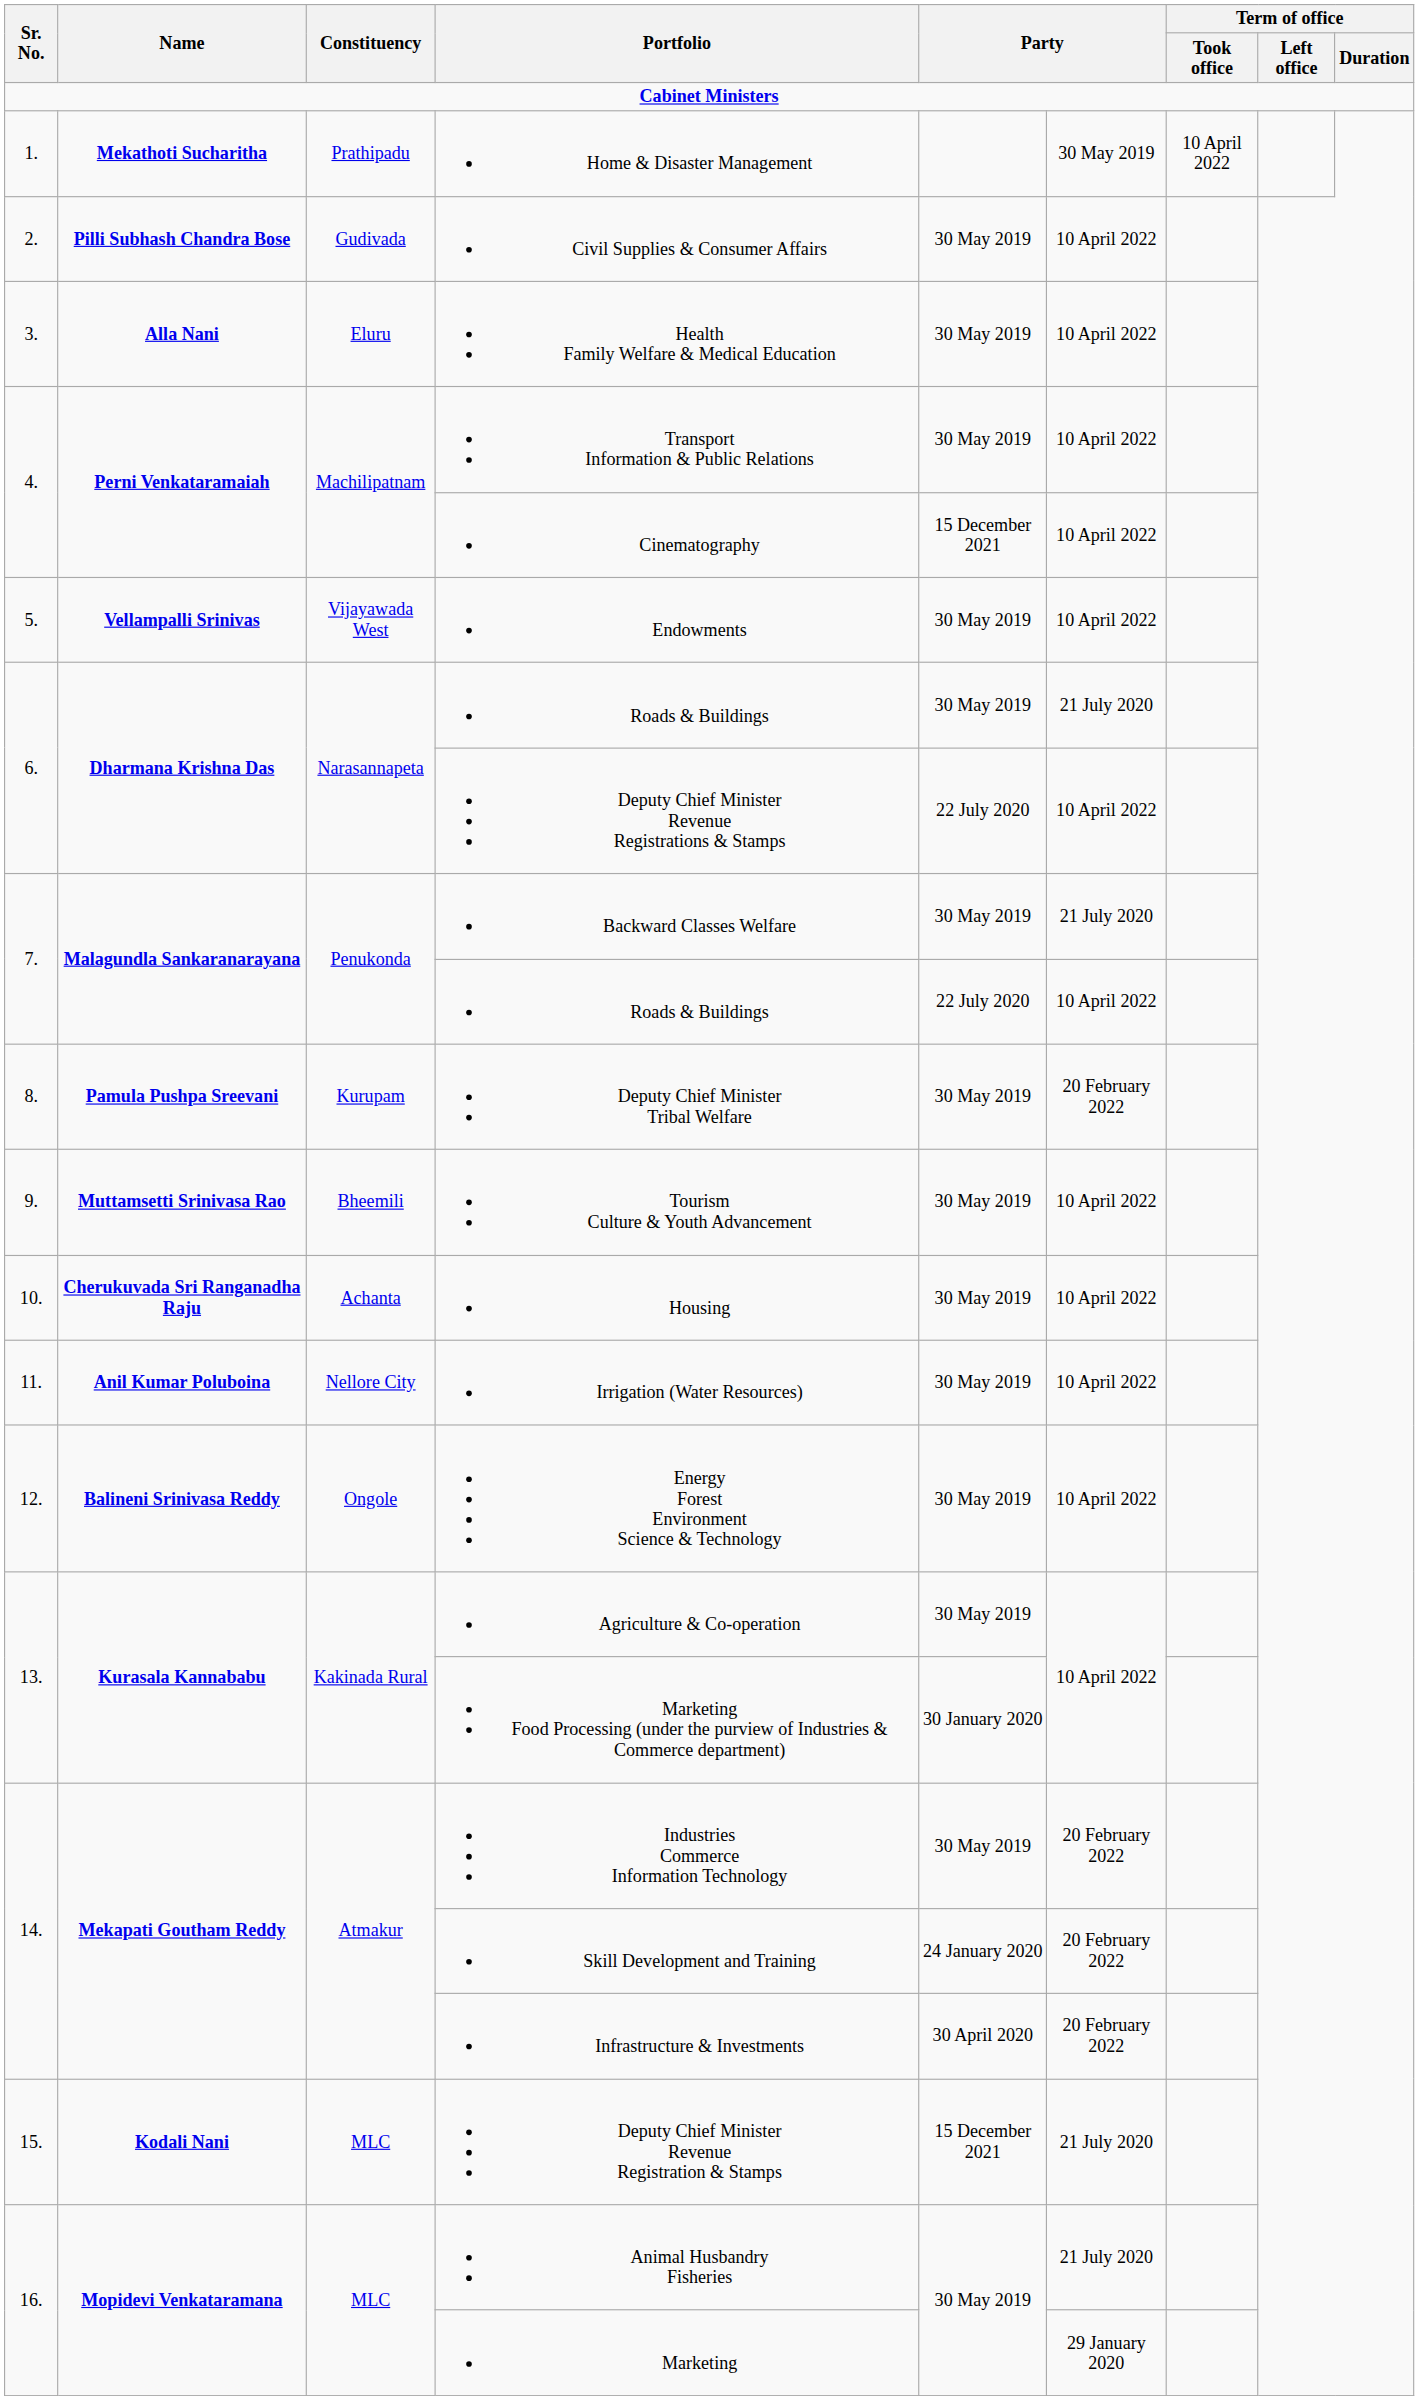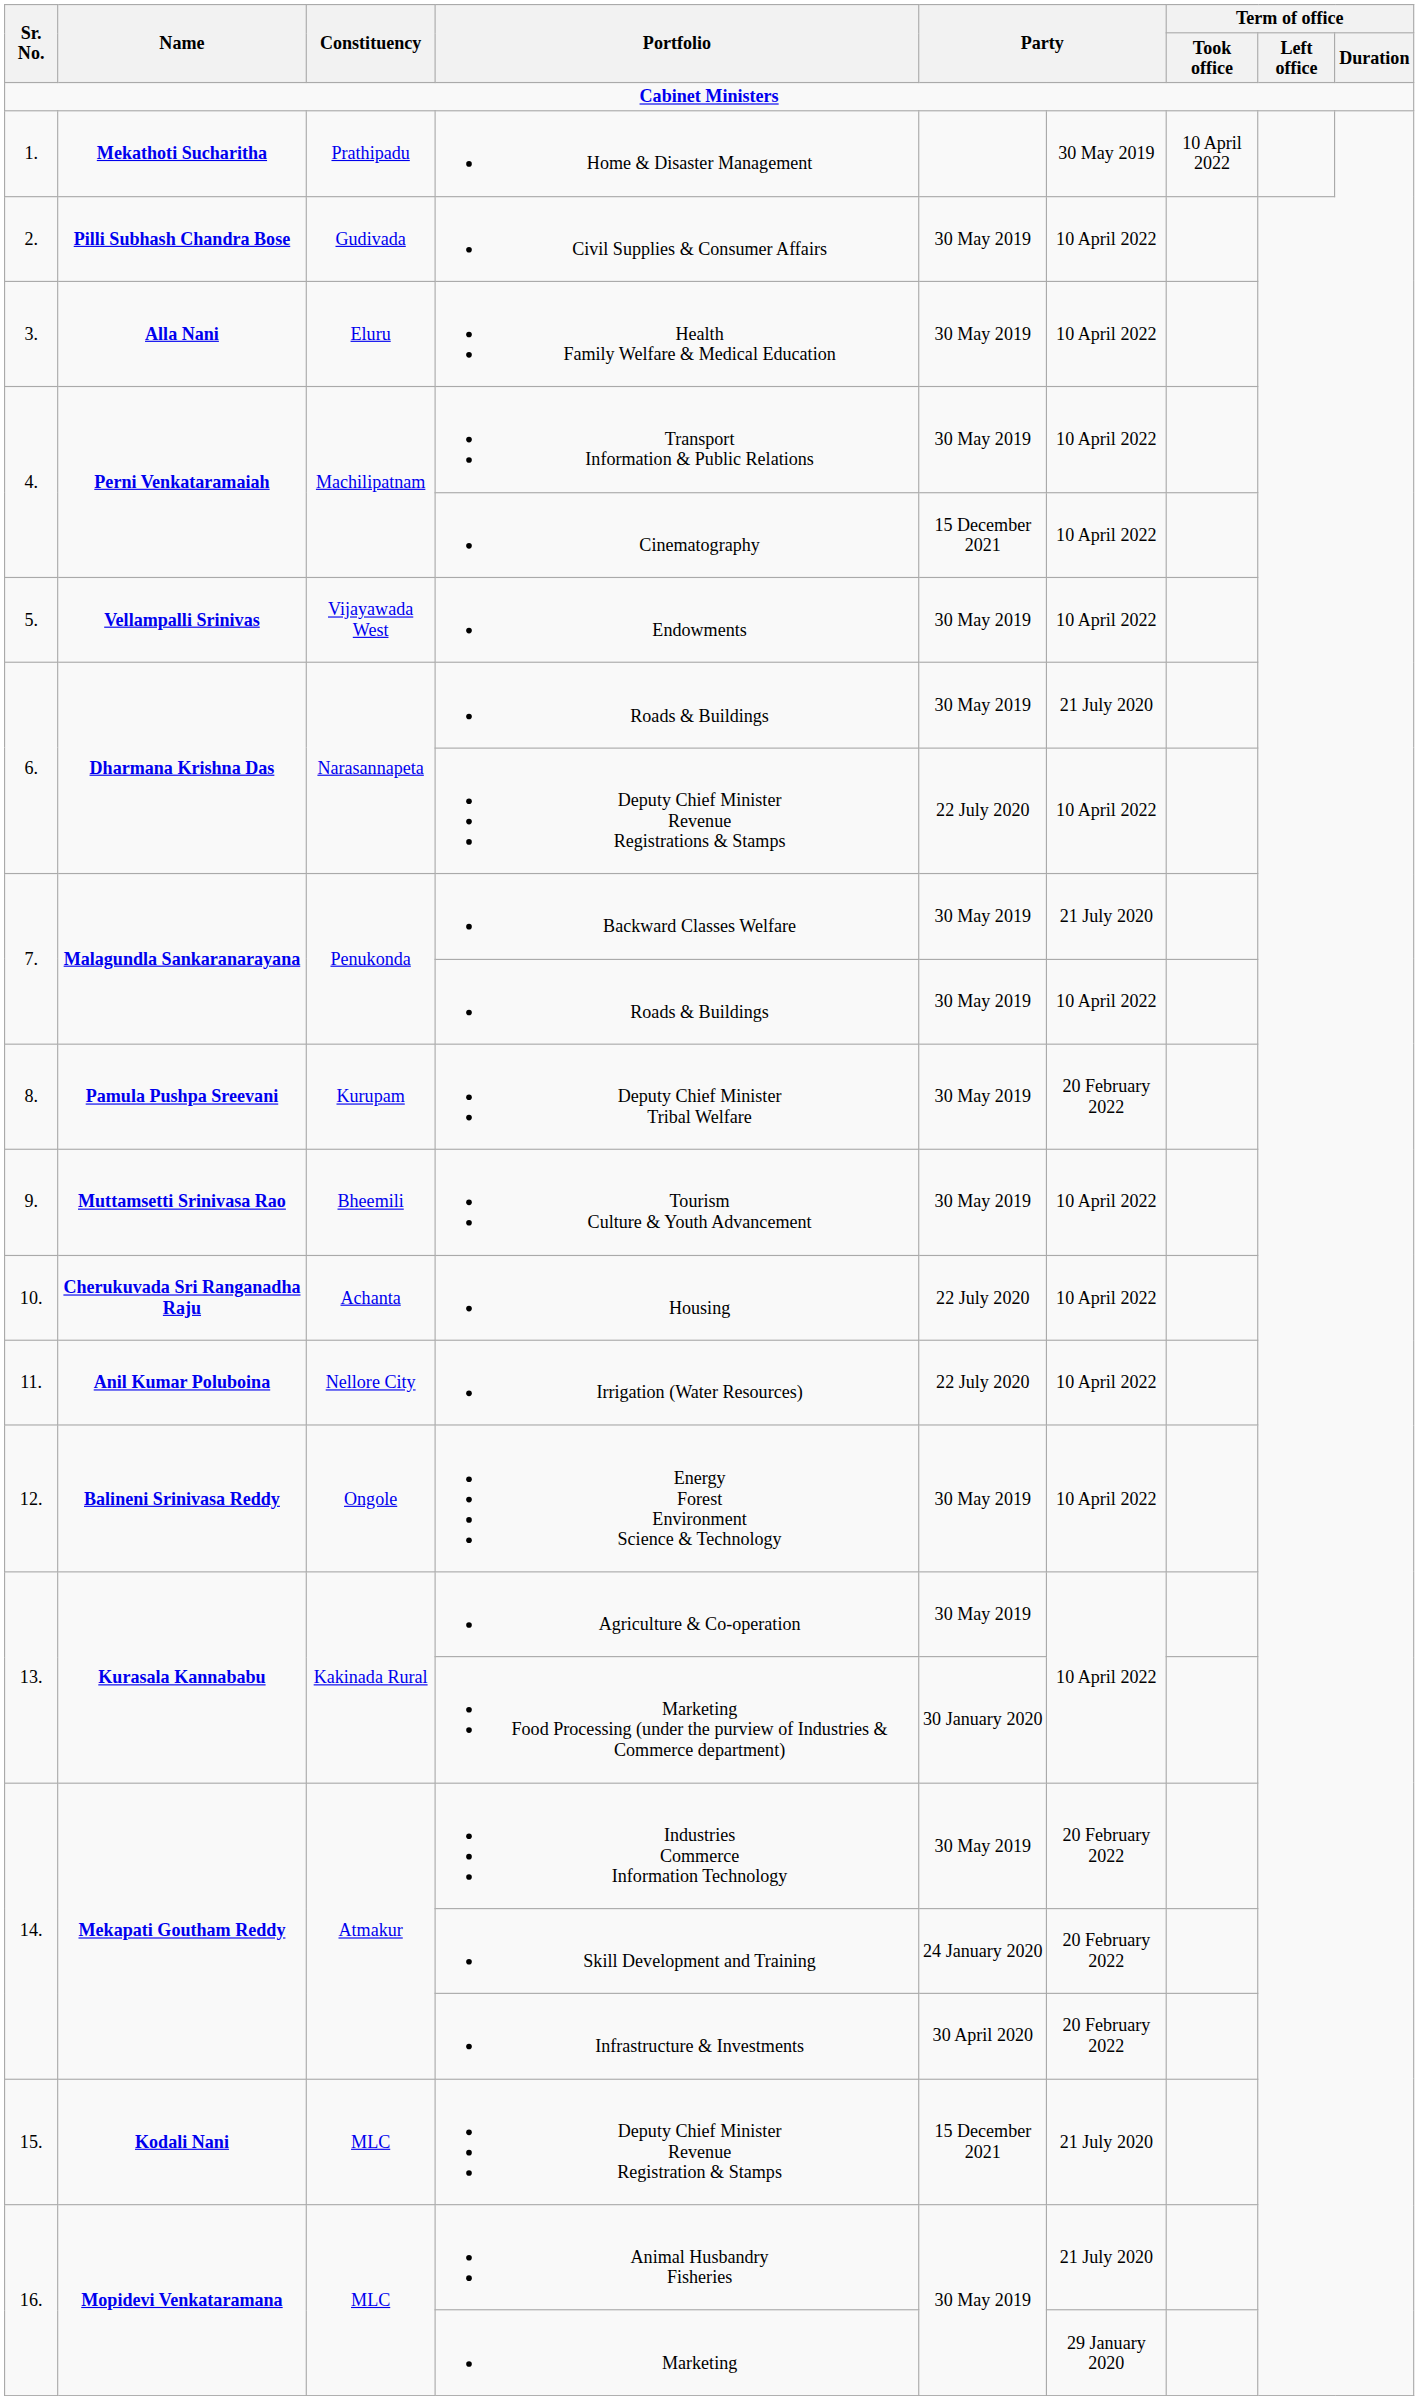(983, 1001) 22 July 2020 -> (983, 1001) 30 May 2019
(983, 1297) 30 May 2019 -> (983, 1297) 22 July 2020
(983, 1382) 30 May 2019 -> (983, 1382) 22 July 2020
